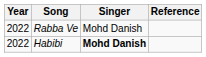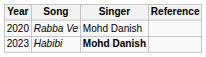(18, 28) 2022 -> (18, 28) 2020
(18, 44) 2022 -> (18, 44) 2023
